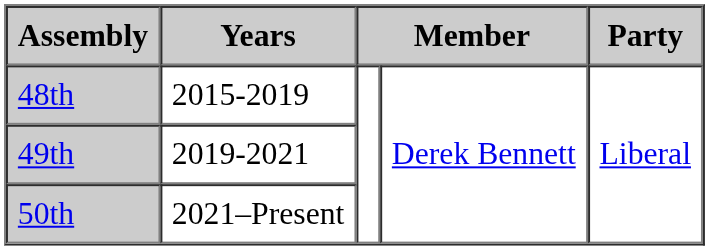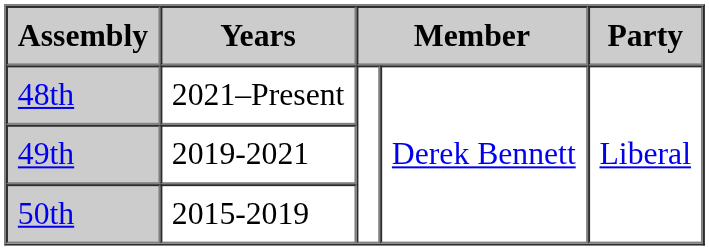(241, 94) 2015-2019 -> (258, 94) 2021–Present
(258, 213) 2021–Present -> (241, 213) 2015-2019
